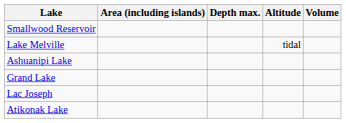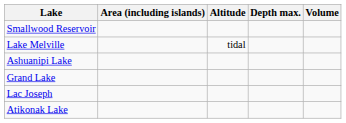columns swapped: (283, 12) <-> (235, 12)
